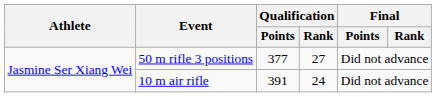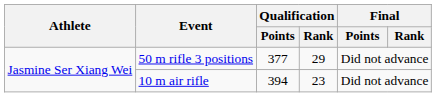(318, 58) 27 -> (318, 58) 29
(278, 81) 391 -> (278, 81) 394
(318, 81) 24 -> (318, 81) 23
